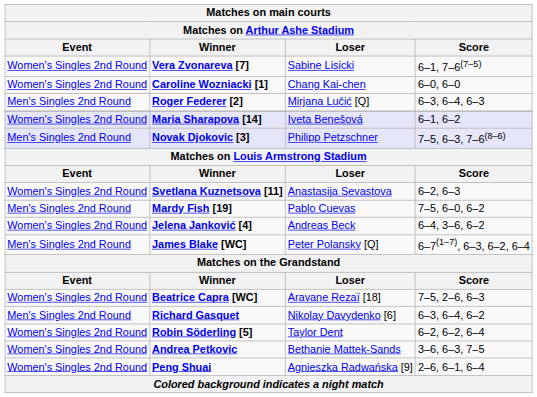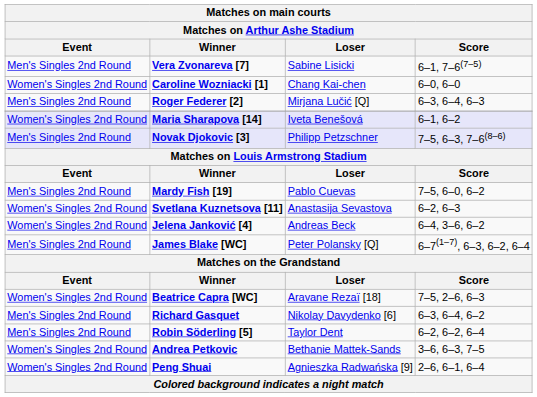(77, 66) Women's Singles 2nd Round -> (69, 66) Men's Singles 2nd Round
rows swapped: (192, 208) <-> (217, 191)
(77, 332) Women's Singles 2nd Round -> (69, 332) Men's Singles 2nd Round
